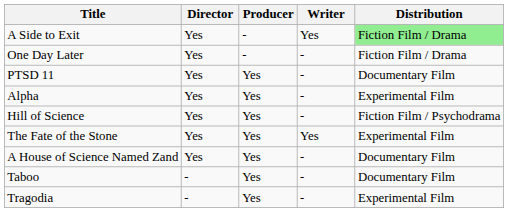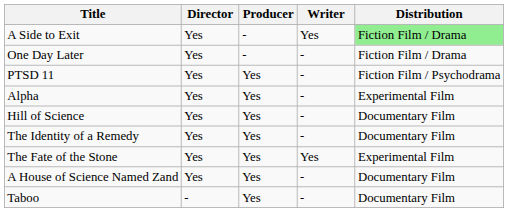(406, 75) Documentary Film -> (429, 75) Fiction Film / Psychodrama
(429, 116) Fiction Film / Psychodrama -> (406, 116) Documentary Film
+ row: (73, 136)
- row: (30, 197)
